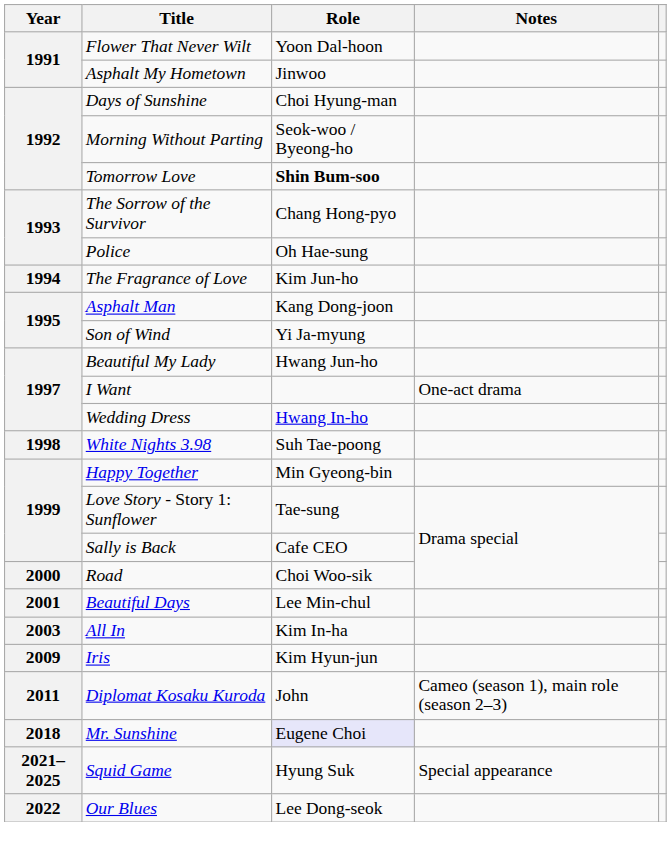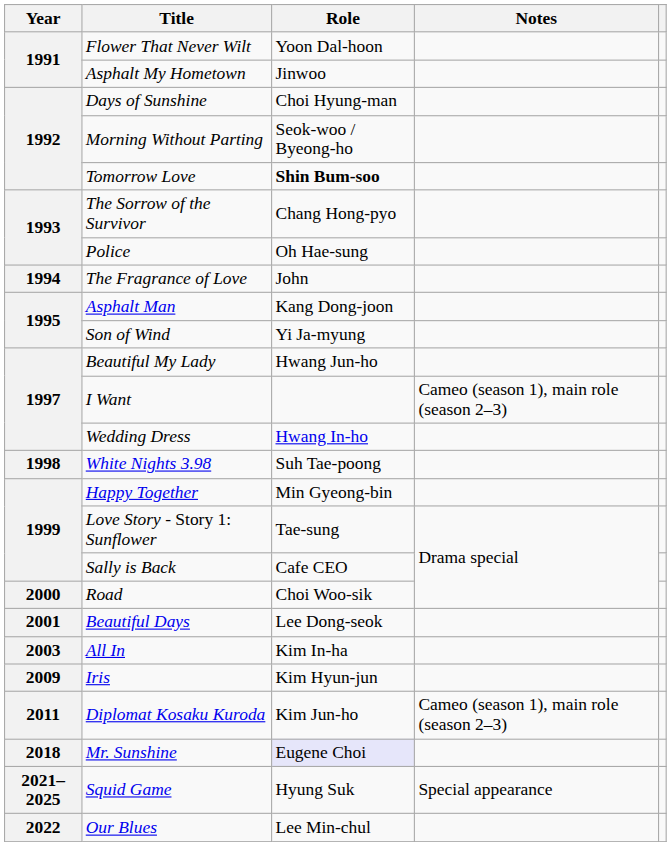(317, 278) Kim Jun-ho -> (292, 278) John
(470, 389) One-act drama -> (518, 399) Cameo (season 1), main role (season 2–3)
(323, 602) Lee Min-chul -> (329, 622) Lee Dong-seok
(292, 695) John -> (317, 715) Kim Jun-ho
(329, 807) Lee Dong-seok -> (323, 827) Lee Min-chul
